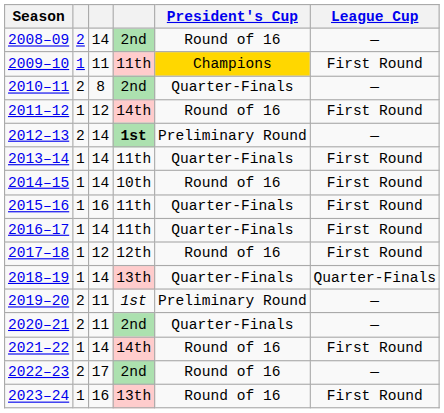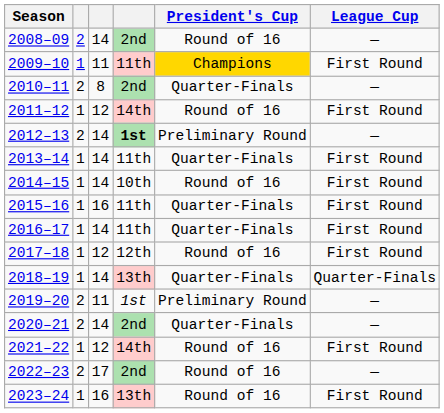(101, 325) 11 -> (101, 325) 14
(101, 349) 14 -> (101, 349) 12
